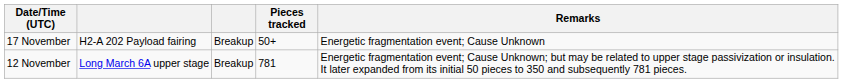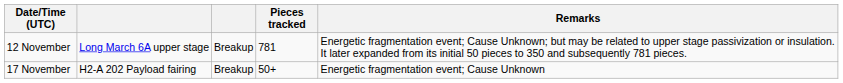rows swapped: (38, 64) <-> (38, 41)
